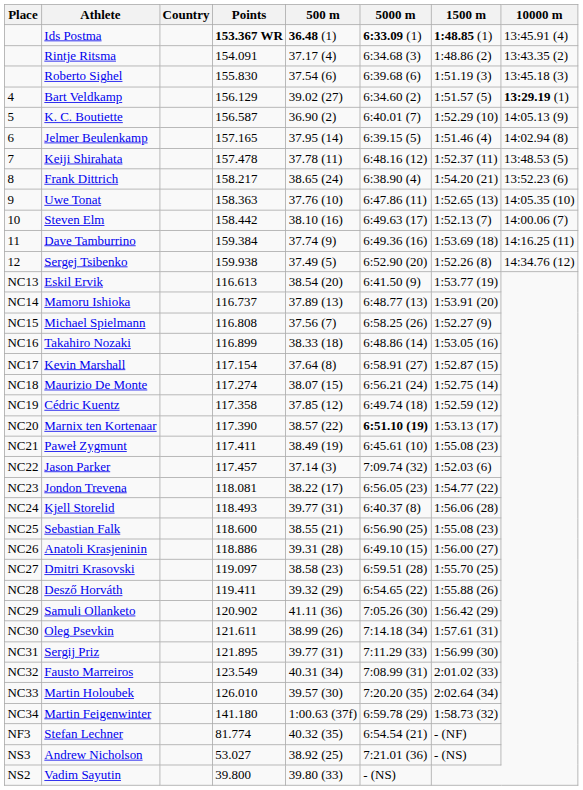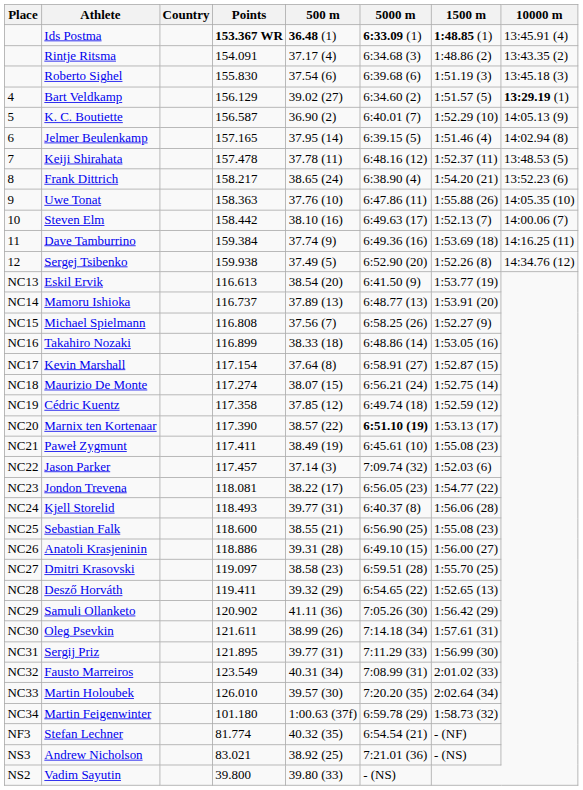(466, 199) 1:52.65 (13) -> (466, 199) 1:55.88 (26)
(466, 590) 1:55.88 (26) -> (466, 590) 1:52.65 (13)
(236, 713) 141.180 -> (236, 713) 101.180
(233, 754) 53.027 -> (233, 754) 83.021
